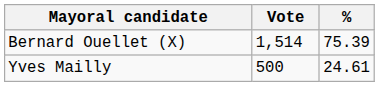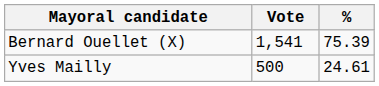(279, 43) 1,514 -> (279, 43) 1,541
